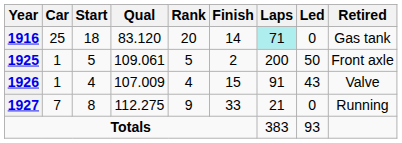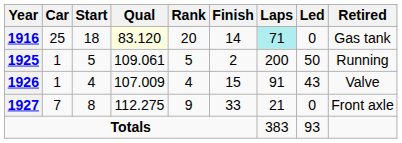(139, 37) no background -> (139, 37) lightyellow background
(362, 60) Front axle -> (362, 60) Running
(362, 104) Running -> (362, 104) Front axle
